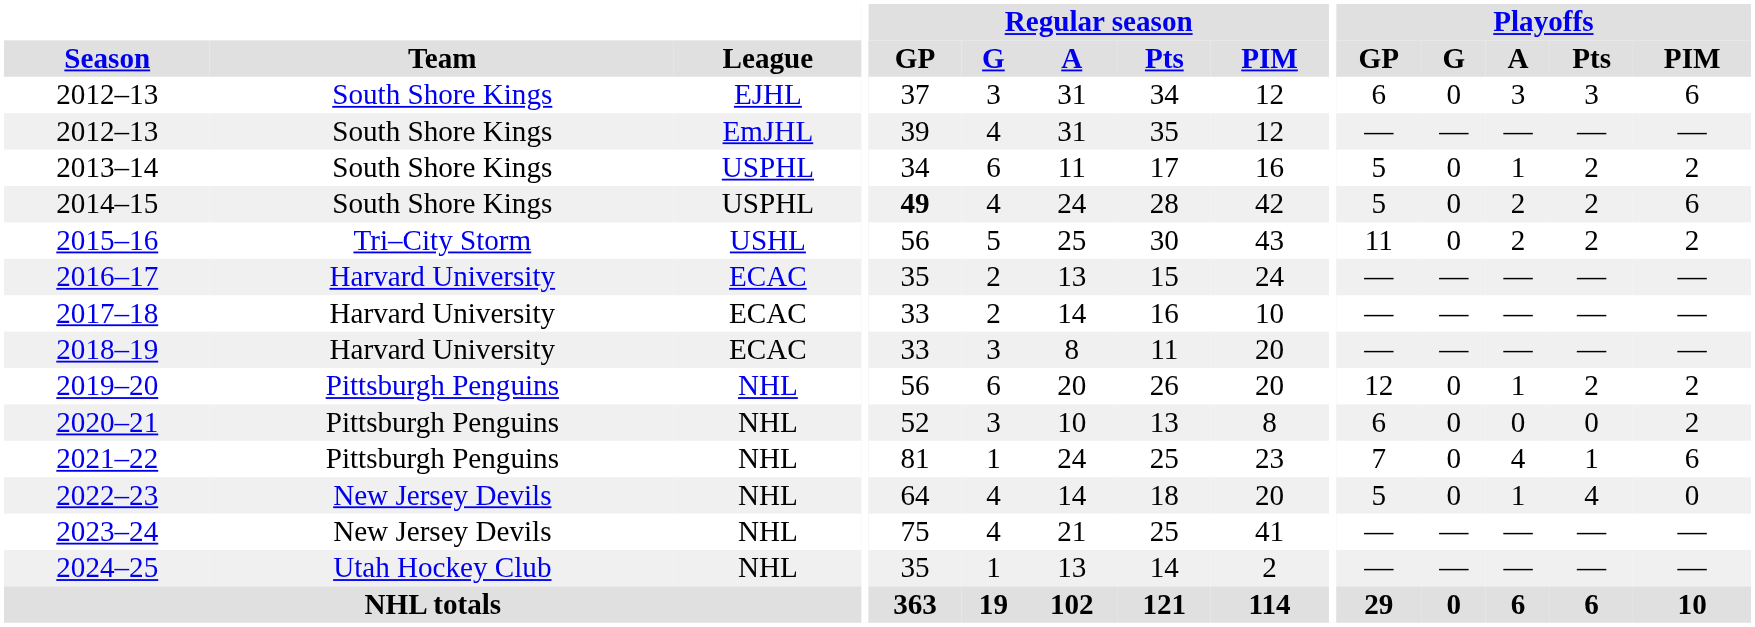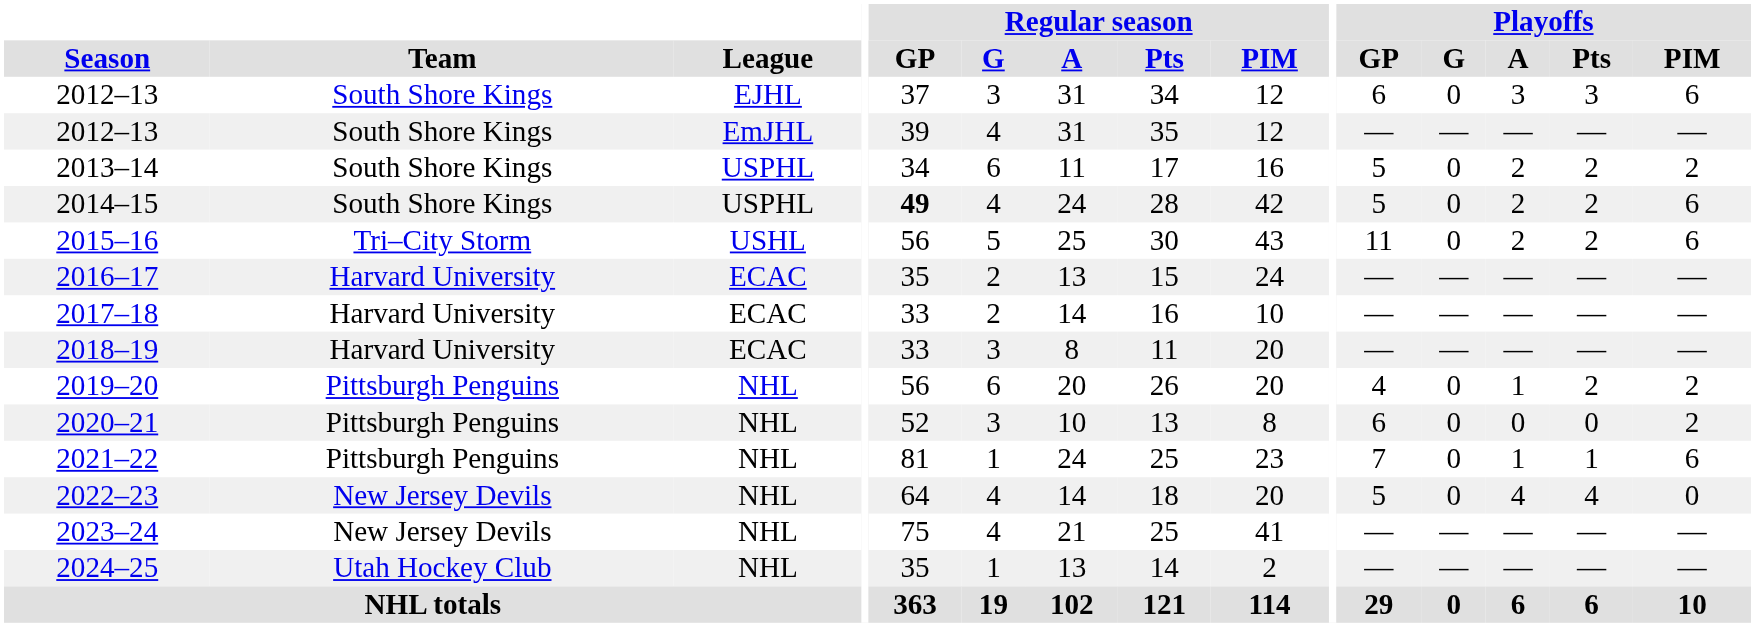(1518, 167) 1 -> (1518, 167) 2
(1692, 240) 2 -> (1692, 240) 6
(1379, 385) 12 -> (1379, 385) 4
(1518, 458) 4 -> (1518, 458) 1
(1518, 494) 1 -> (1518, 494) 4
